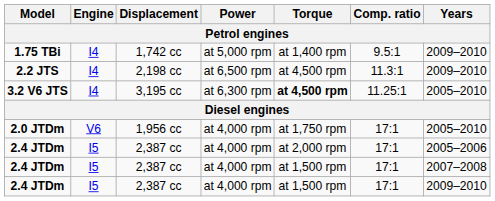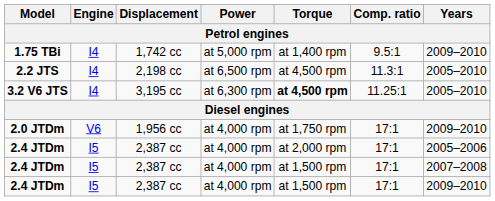(457, 72) 2009–2010 -> (457, 72) 2005–2010
(457, 129) 2005–2010 -> (457, 129) 2009–2010
